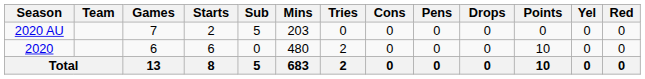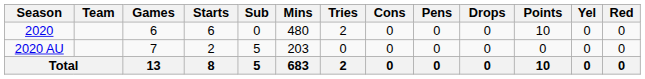rows swapped: (39, 48) <-> (39, 30)
